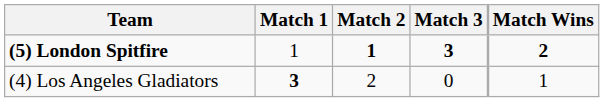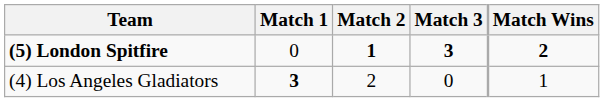(294, 50) 1 -> (294, 50) 0
